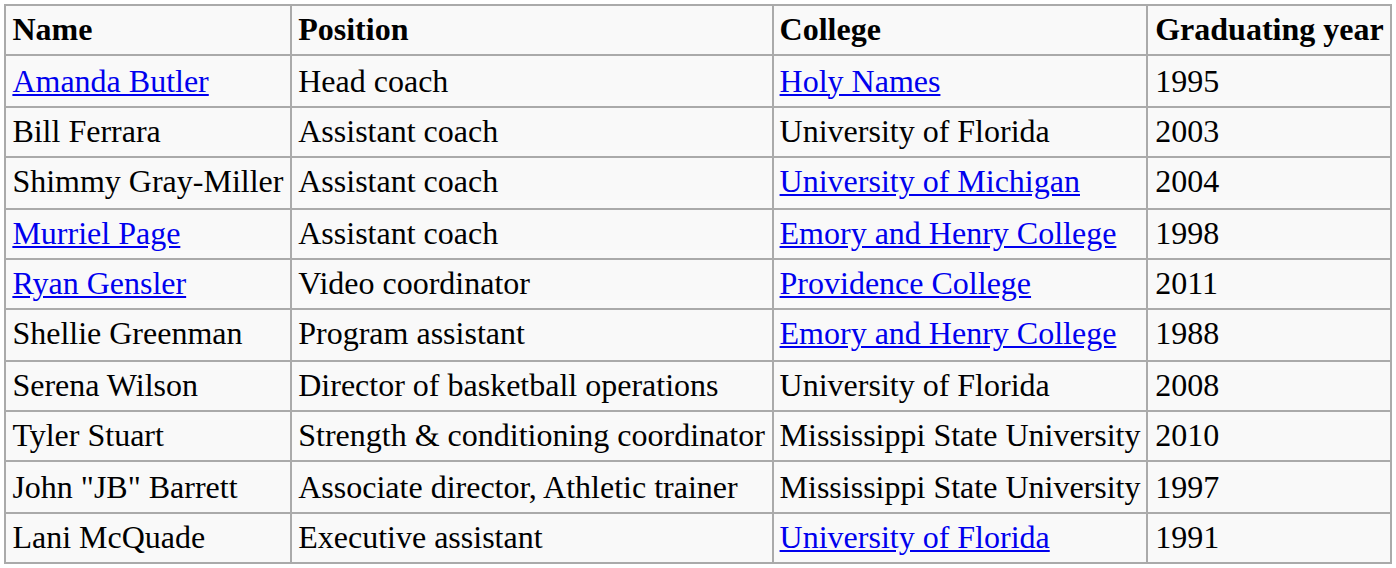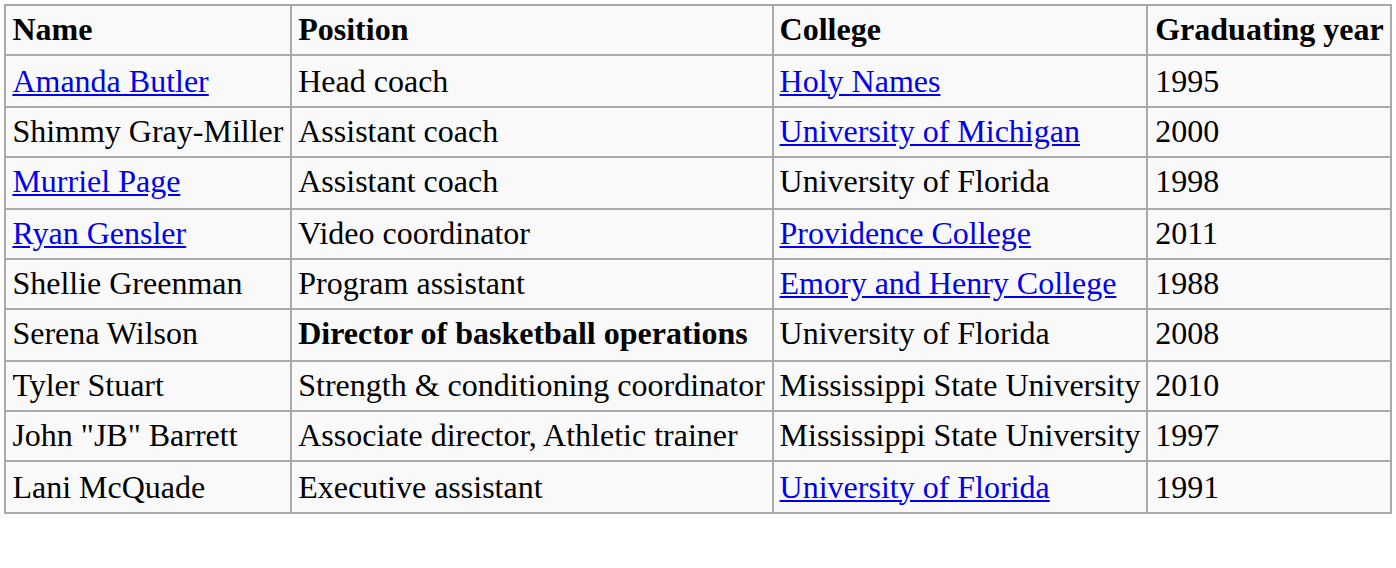- row: (87, 131)
(1187, 182) 2004 -> (1187, 131) 2000
(948, 232) Emory and Henry College -> (915, 182) University of Florida
(508, 385) normal -> (523, 334) bold
